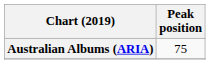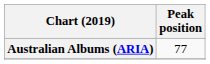(181, 48) 75 -> (181, 48) 77
